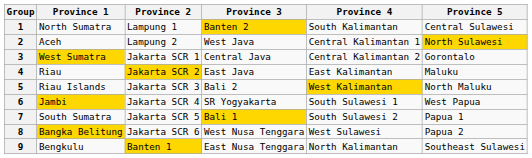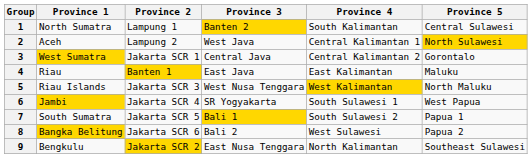(163, 72) Jakarta SCR 2 -> (149, 72) Banten 1
(221, 87) Bali 2 -> (254, 87) West Nusa Tenggara
(254, 132) West Nusa Tenggara -> (221, 132) Bali 2
(149, 147) Banten 1 -> (163, 147) Jakarta SCR 2
